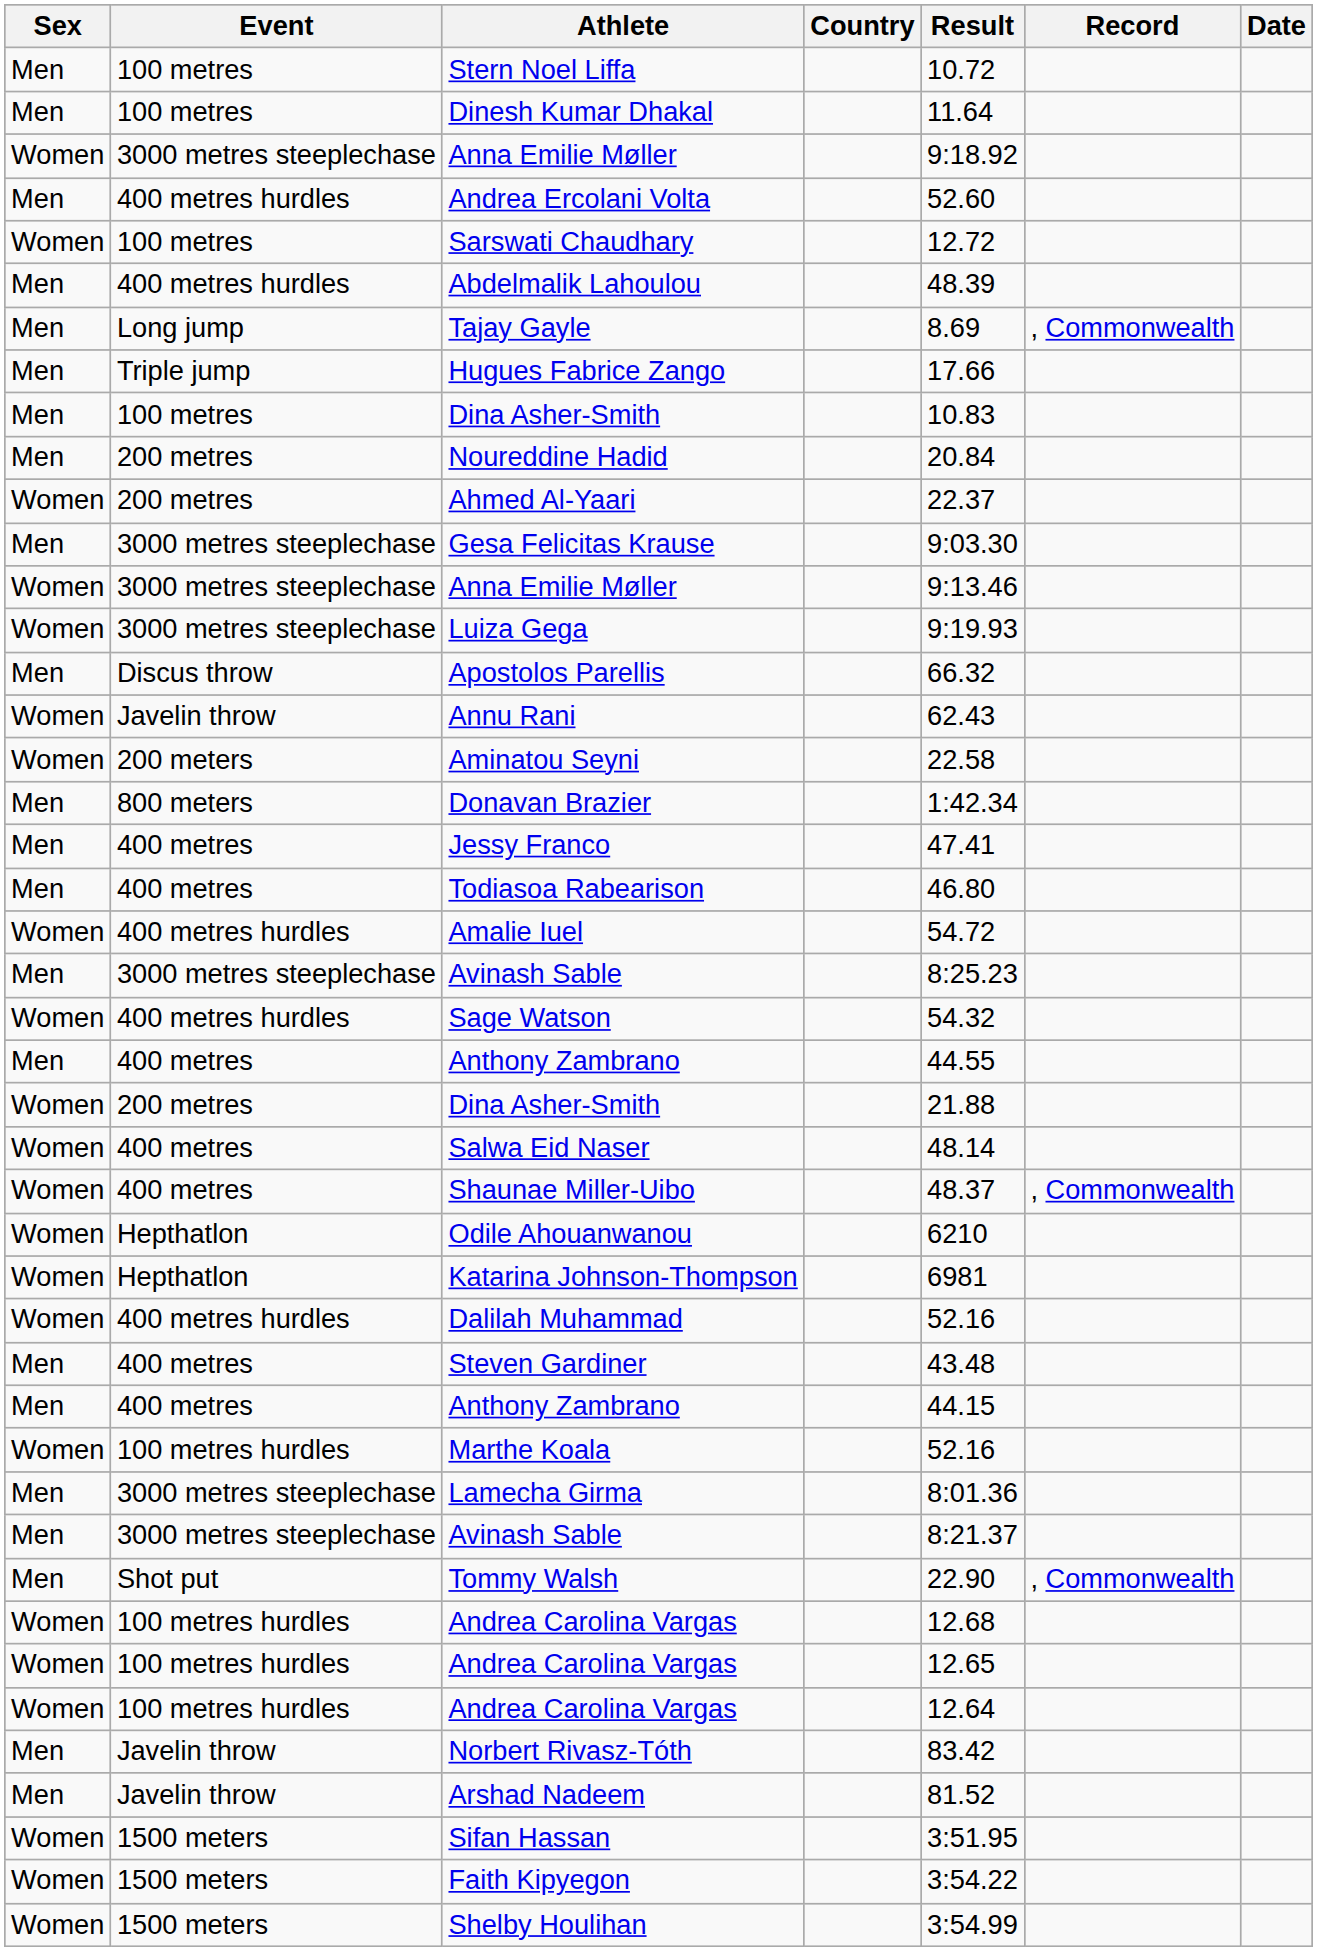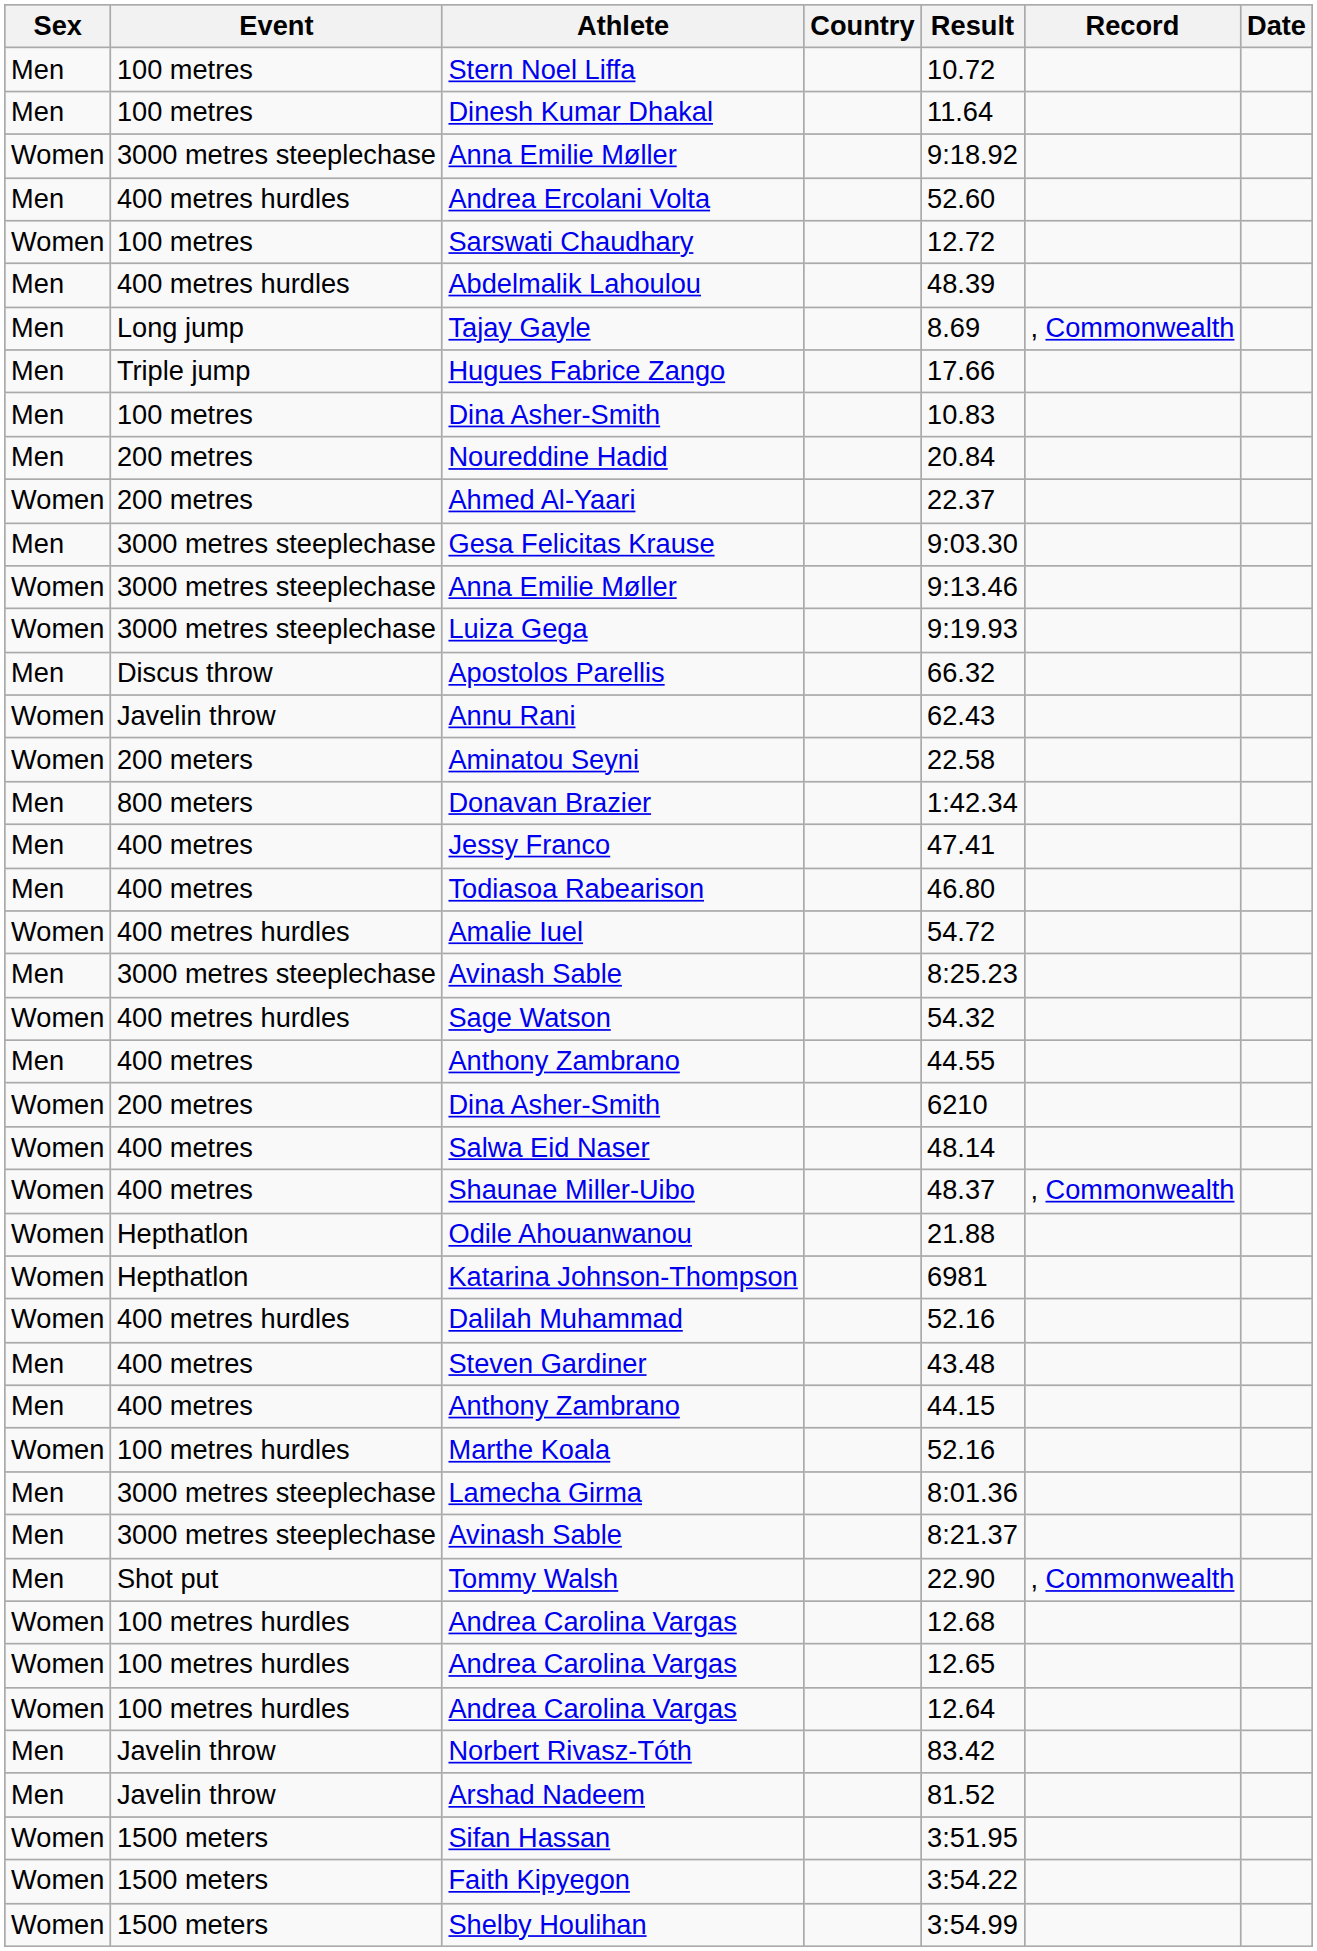(961, 1104) 21.88 -> (957, 1104) 6210
(957, 1233) 6210 -> (961, 1233) 21.88
